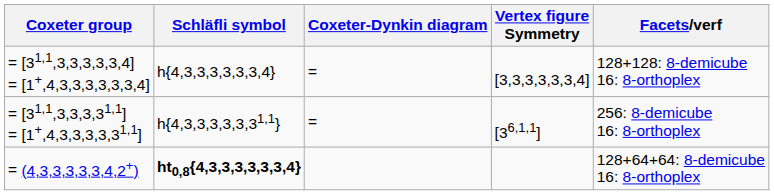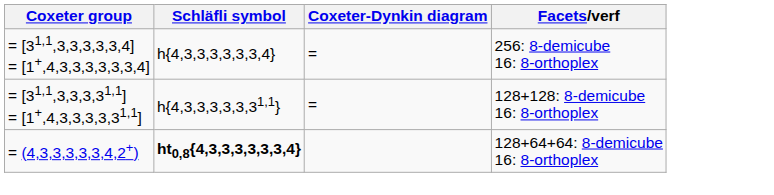- column: (542, 25)
(672, 71) 128+128: 8-demicube 16: 8-orthoplex -> (552, 54) 256: 8-demicube 16: 8-orthoplex
(655, 122) 256: 8-demicube 16: 8-orthoplex -> (570, 104) 128+128: 8-demicube 16: 8-orthoplex
